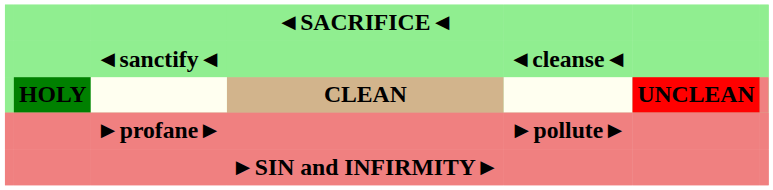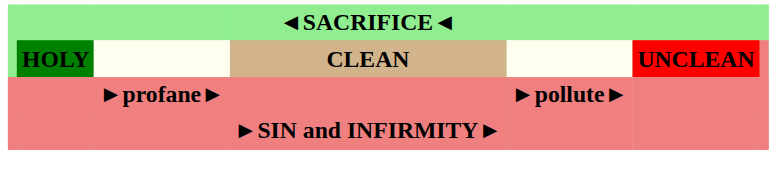- row: (159, 58)
